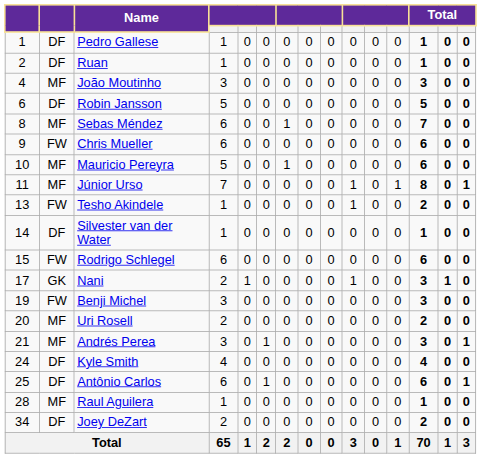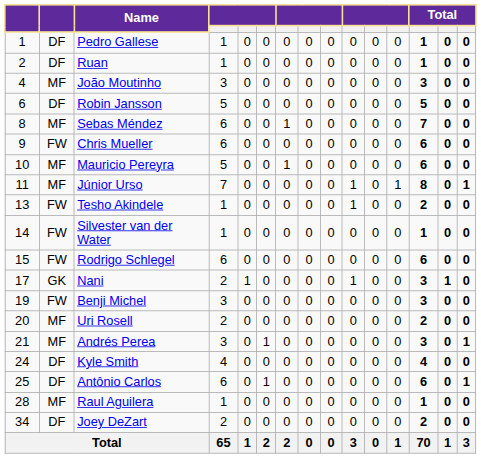(57, 232) DF -> (57, 232) FW
